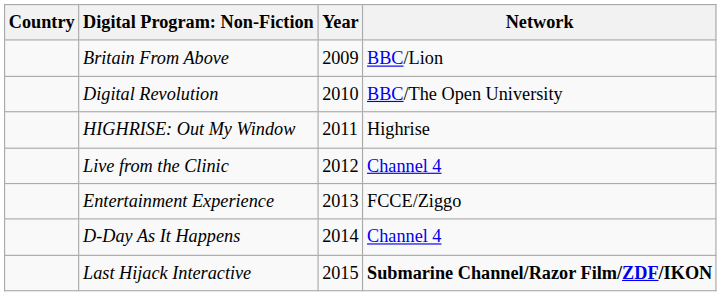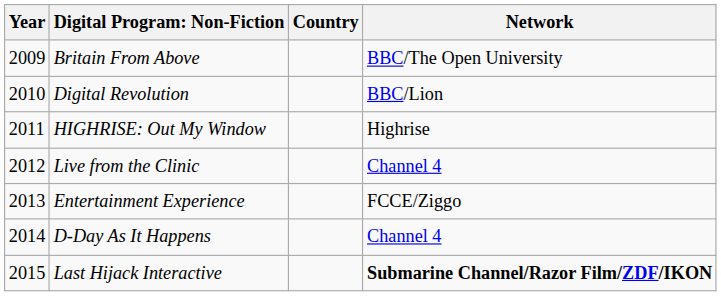columns swapped: (340, 22) <-> (42, 22)
(405, 58) BBC/Lion -> (465, 58) BBC/The Open University
(465, 93) BBC/The Open University -> (405, 93) BBC/Lion
